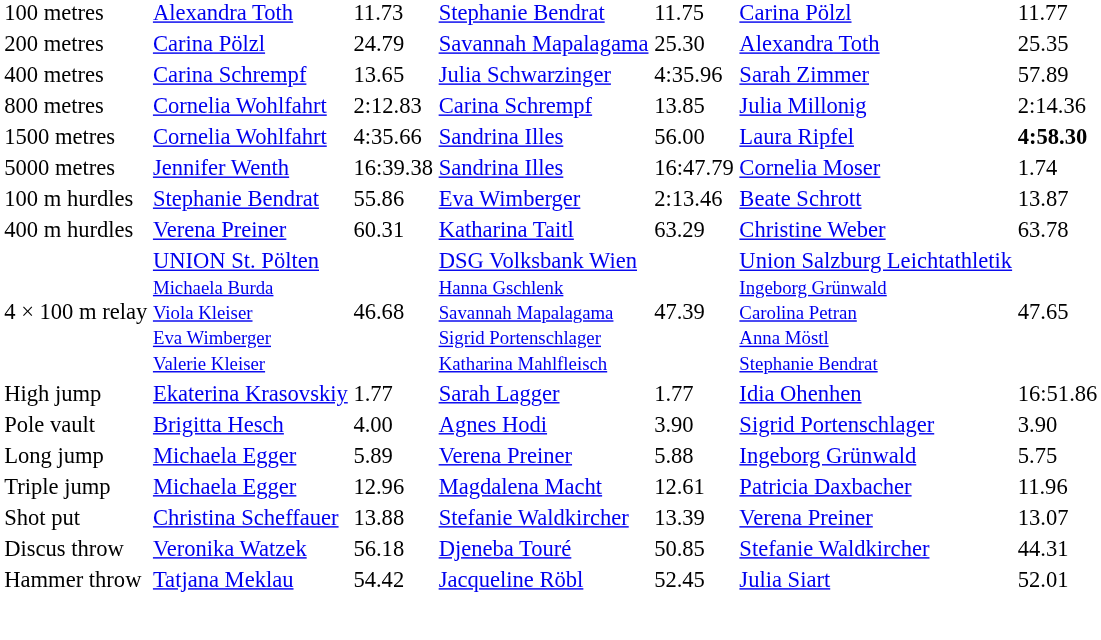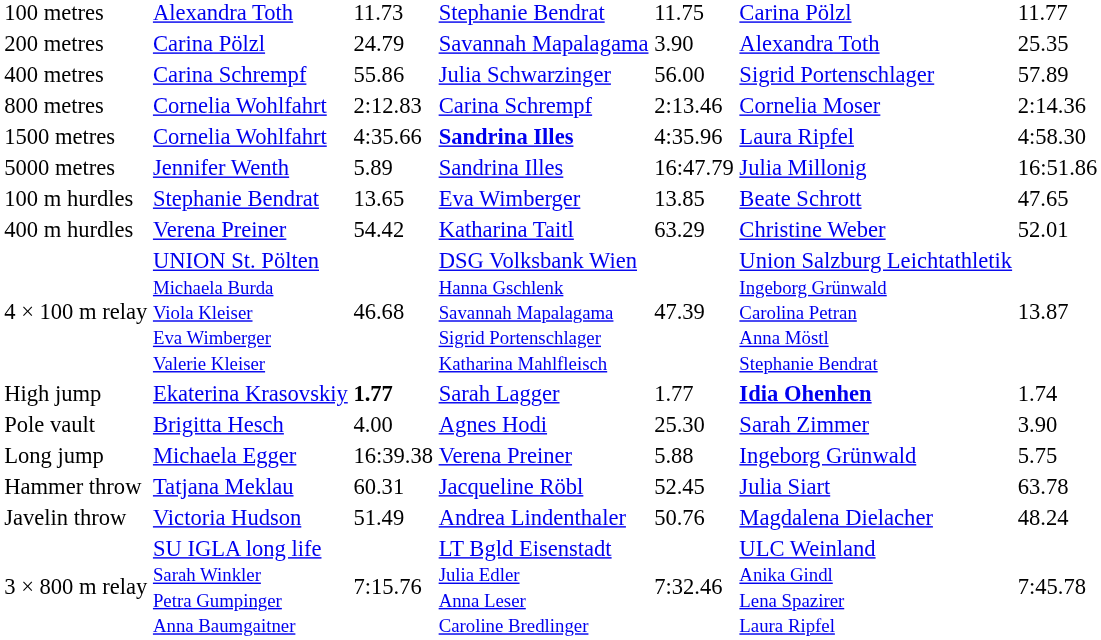(680, 43) 25.30 -> (674, 43) 3.90
(379, 74) 13.65 -> (379, 74) 55.86
(688, 74) 4:35.96 -> (680, 74) 56.00
(804, 74) Sarah Zimmer -> (837, 74) Sigrid Portenschlager
(680, 105) 13.85 -> (688, 105) 2:13.46
(803, 105) Julia Millonig -> (810, 105) Cornelia Moser
(501, 136) normal -> (506, 136) bold
(680, 136) 56.00 -> (688, 136) 4:35.96
(1053, 136) bold -> (1052, 136) normal
(393, 167) 16:39.38 -> (373, 167) 5.89
(810, 167) Cornelia Moser -> (803, 167) Julia Millonig
(1037, 167) 1.74 -> (1058, 167) 16:51.86
(379, 198) 55.86 -> (379, 198) 13.65
(688, 198) 2:13.46 -> (680, 198) 13.85
(1043, 198) 13.87 -> (1043, 198) 47.65
(379, 229) 60.31 -> (379, 229) 54.42
(1043, 229) 63.78 -> (1043, 229) 52.01
(1043, 311) 47.65 -> (1043, 311) 13.87
(373, 393) normal -> (373, 393) bold
(800, 393) normal -> (806, 393) bold
(1058, 393) 16:51.86 -> (1037, 393) 1.74
(674, 424) 3.90 -> (680, 424) 25.30
(837, 424) Sigrid Portenschlager -> (804, 424) Sarah Zimmer
(373, 455) 5.89 -> (393, 455) 16:39.38
- row: (57, 486)
- row: (42, 517)
- row: (64, 548)
(379, 579) 54.42 -> (379, 486) 60.31
(1043, 579) 52.01 -> (1043, 486) 63.78
+ row: (65, 517)
+ row: (76, 586)
